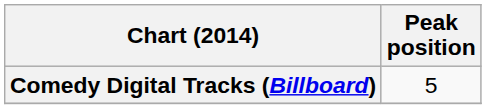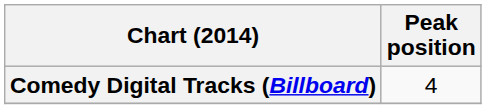(431, 84) 5 -> (431, 84) 4
